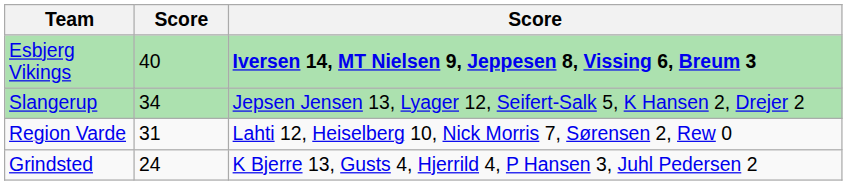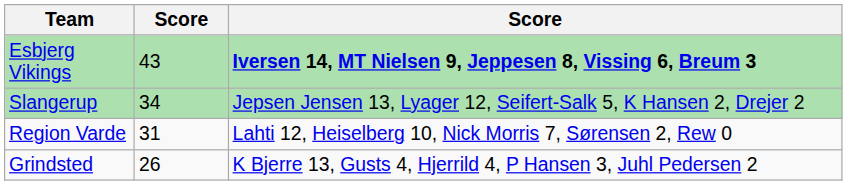(150, 61) 40 -> (150, 61) 43
(150, 164) 24 -> (150, 164) 26
